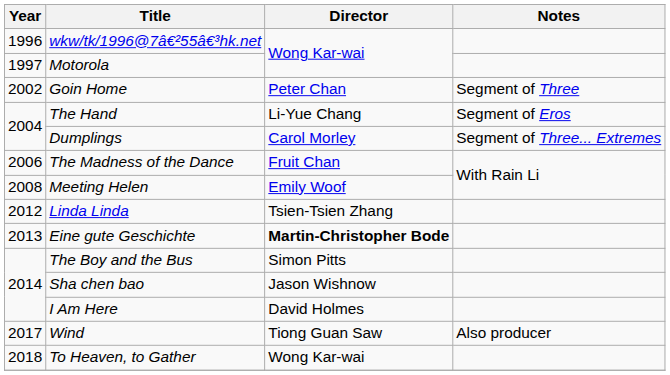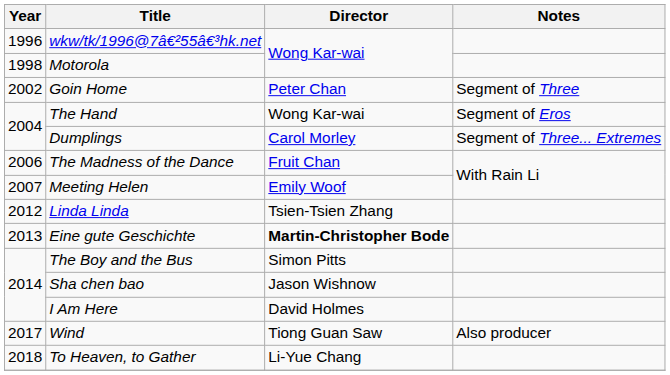(25, 65) 1997 -> (25, 65) 1998
(315, 114) Li-Yue Chang -> (316, 114) Wong Kar-wai
(25, 187) 2008 -> (25, 187) 2007
(316, 357) Wong Kar-wai -> (315, 357) Li-Yue Chang
